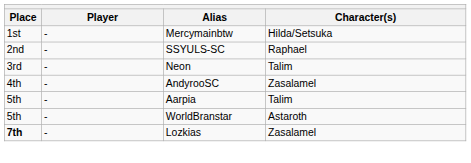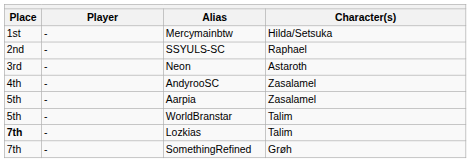(280, 67) Talim -> (287, 67) Astaroth
(280, 100) Talim -> (292, 100) Zasalamel
(287, 116) Astaroth -> (280, 116) Talim
(292, 132) Zasalamel -> (280, 132) Talim
+ row: (209, 149)
